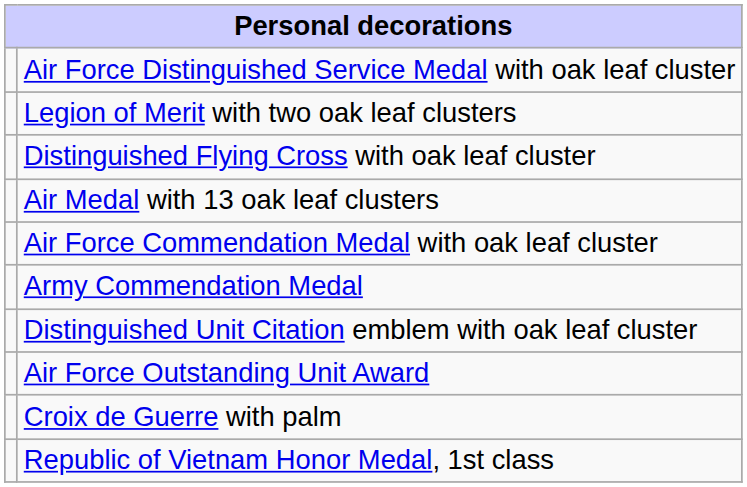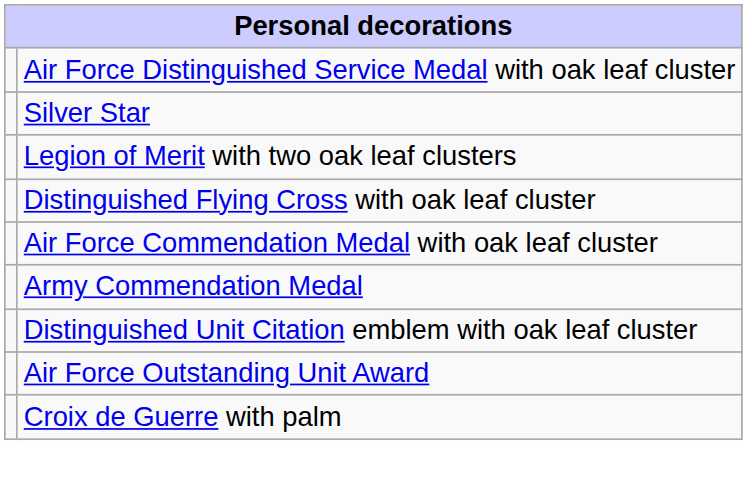+ row: (87, 112)
- row: (231, 199)
- row: (289, 460)
